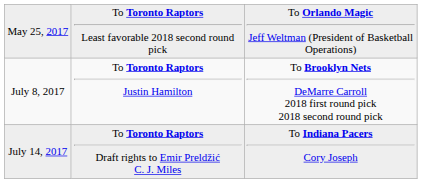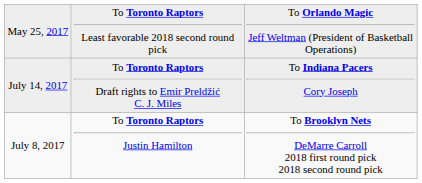rows swapped: (38, 91) <-> (38, 151)
